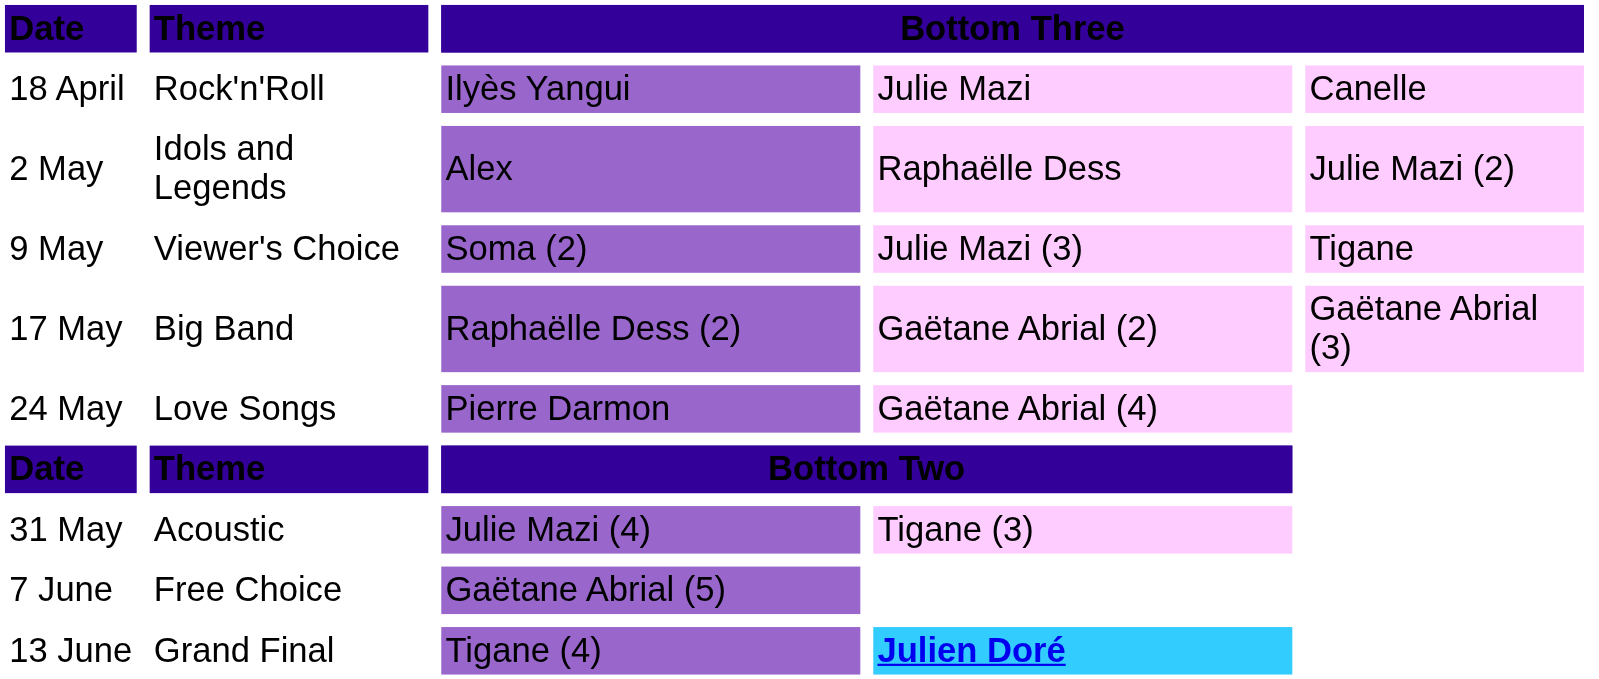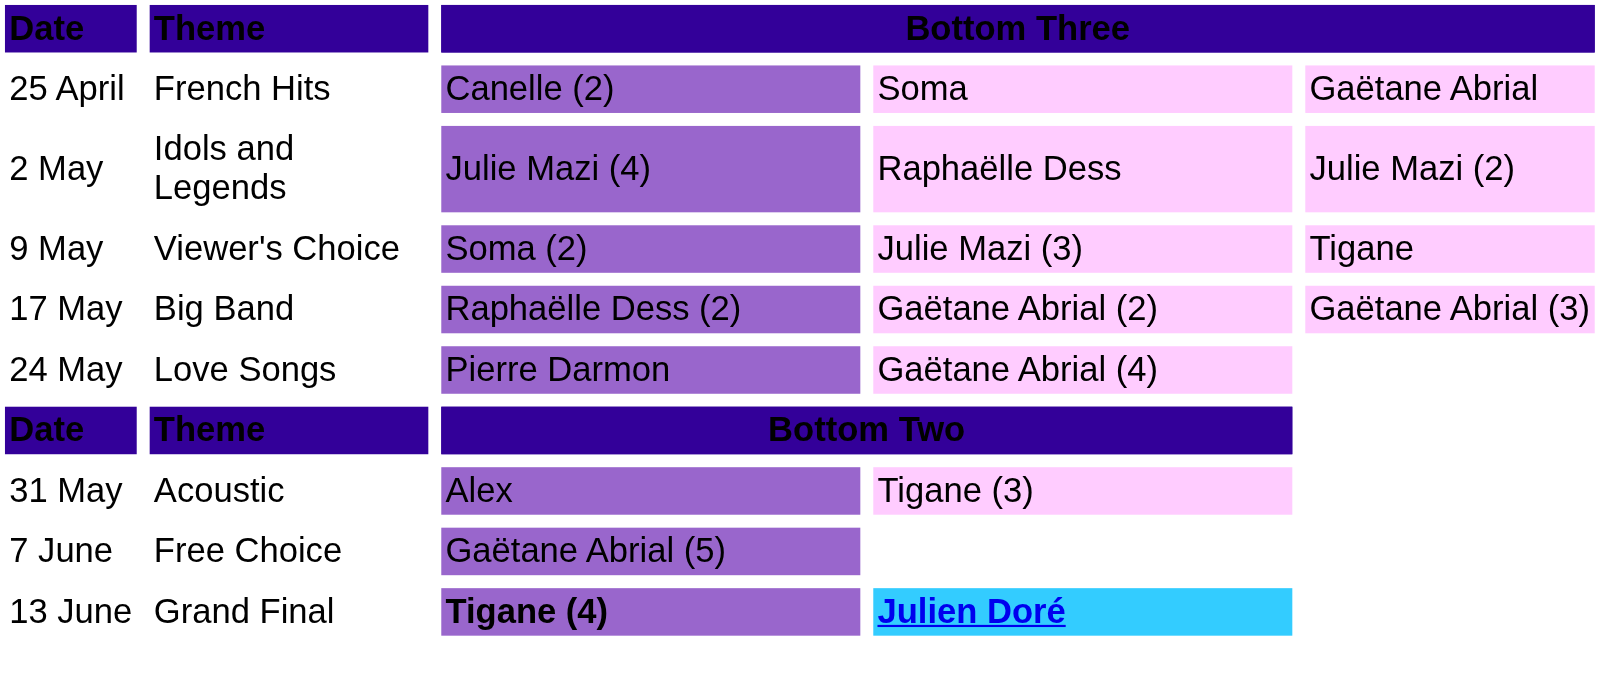- row: (67, 88)
+ row: (67, 88)
(479, 168) Alex -> (548, 168) Julie Mazi (4)
(548, 529) Julie Mazi (4) -> (479, 490) Alex
(524, 650) normal -> (527, 611) bold
